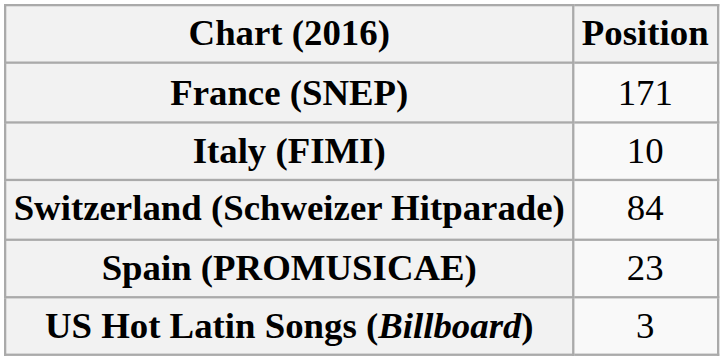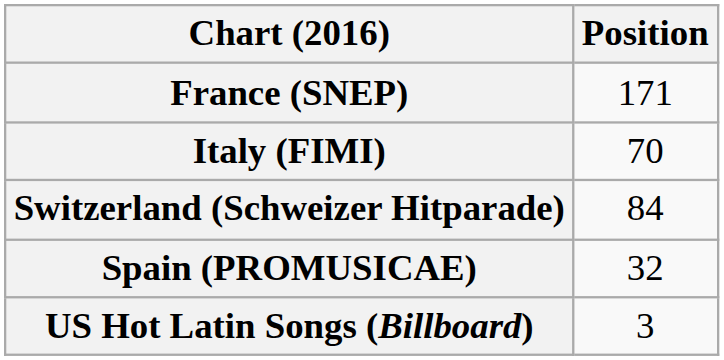(645, 150) 10 -> (645, 150) 70
(645, 267) 23 -> (645, 267) 32
